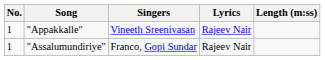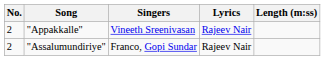(9, 30) 1 -> (9, 30) 2
(9, 47) 1 -> (9, 47) 2
